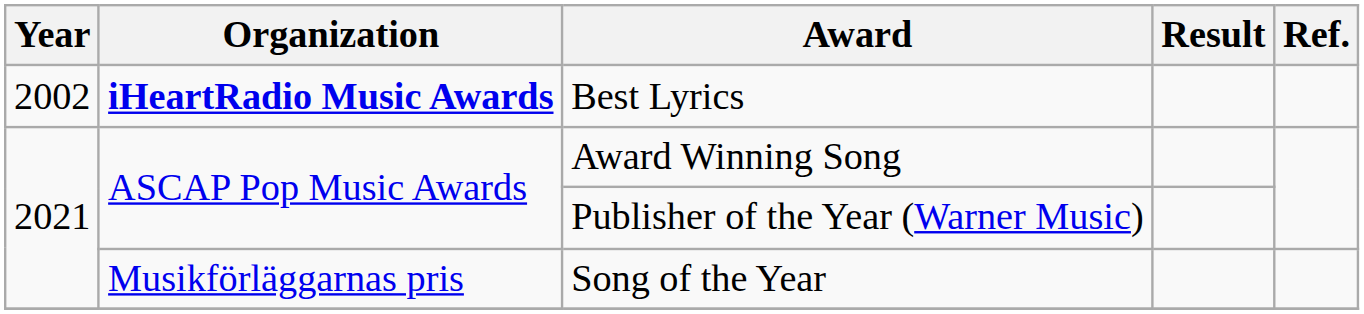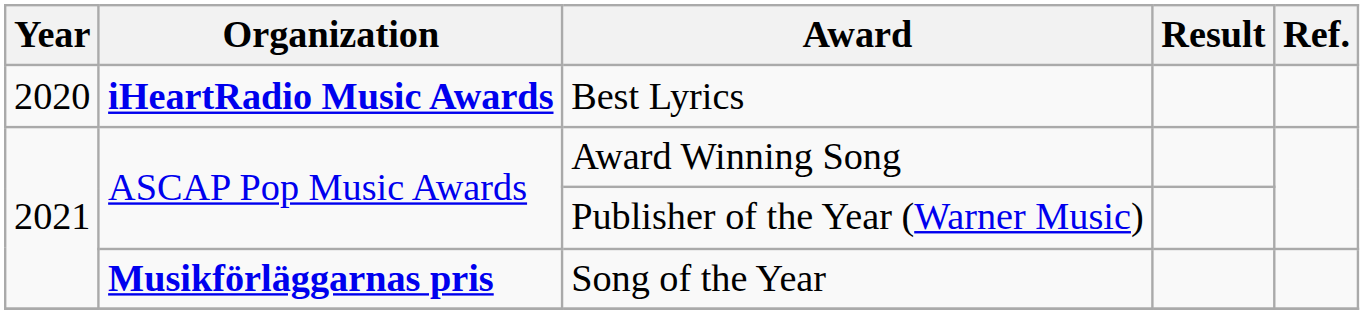(52, 95) 2002 -> (52, 95) 2020
(286, 277) normal -> (301, 277) bold
